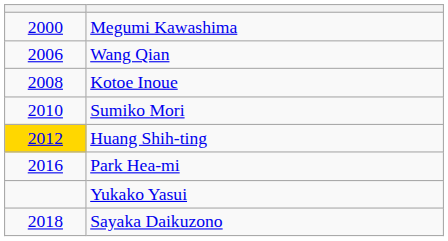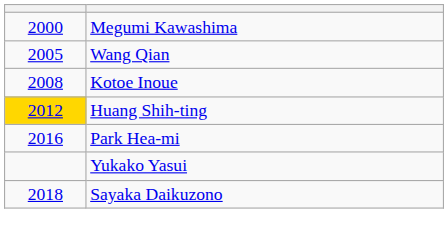(45, 54) 2006 -> (45, 54) 2005
- row: (137, 110)
